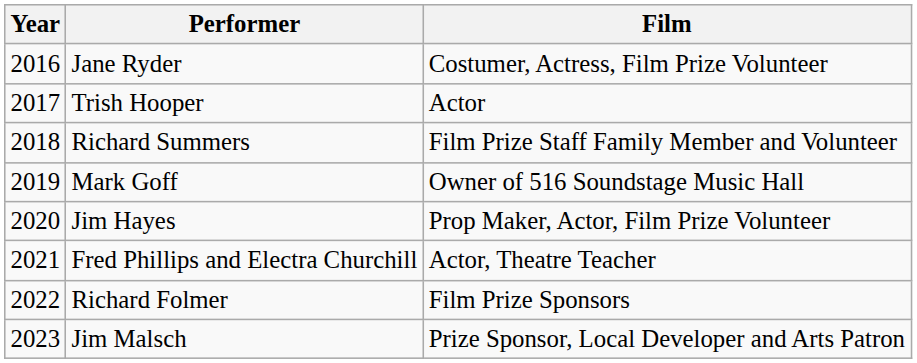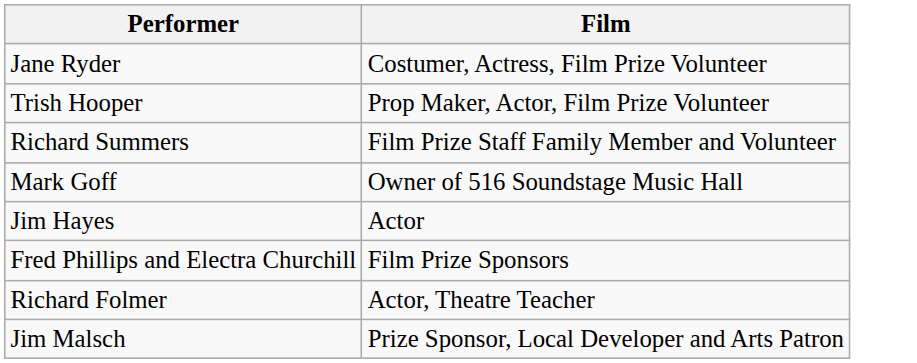- column: (35, 24)
(457, 102) Actor -> (568, 102) Prop Maker, Actor, Film Prize Volunteer
(629, 220) Prop Maker, Actor, Film Prize Volunteer -> (396, 220) Actor
(542, 260) Actor, Theatre Teacher -> (468, 260) Film Prize Sponsors
(529, 299) Film Prize Sponsors -> (481, 299) Actor, Theatre Teacher
